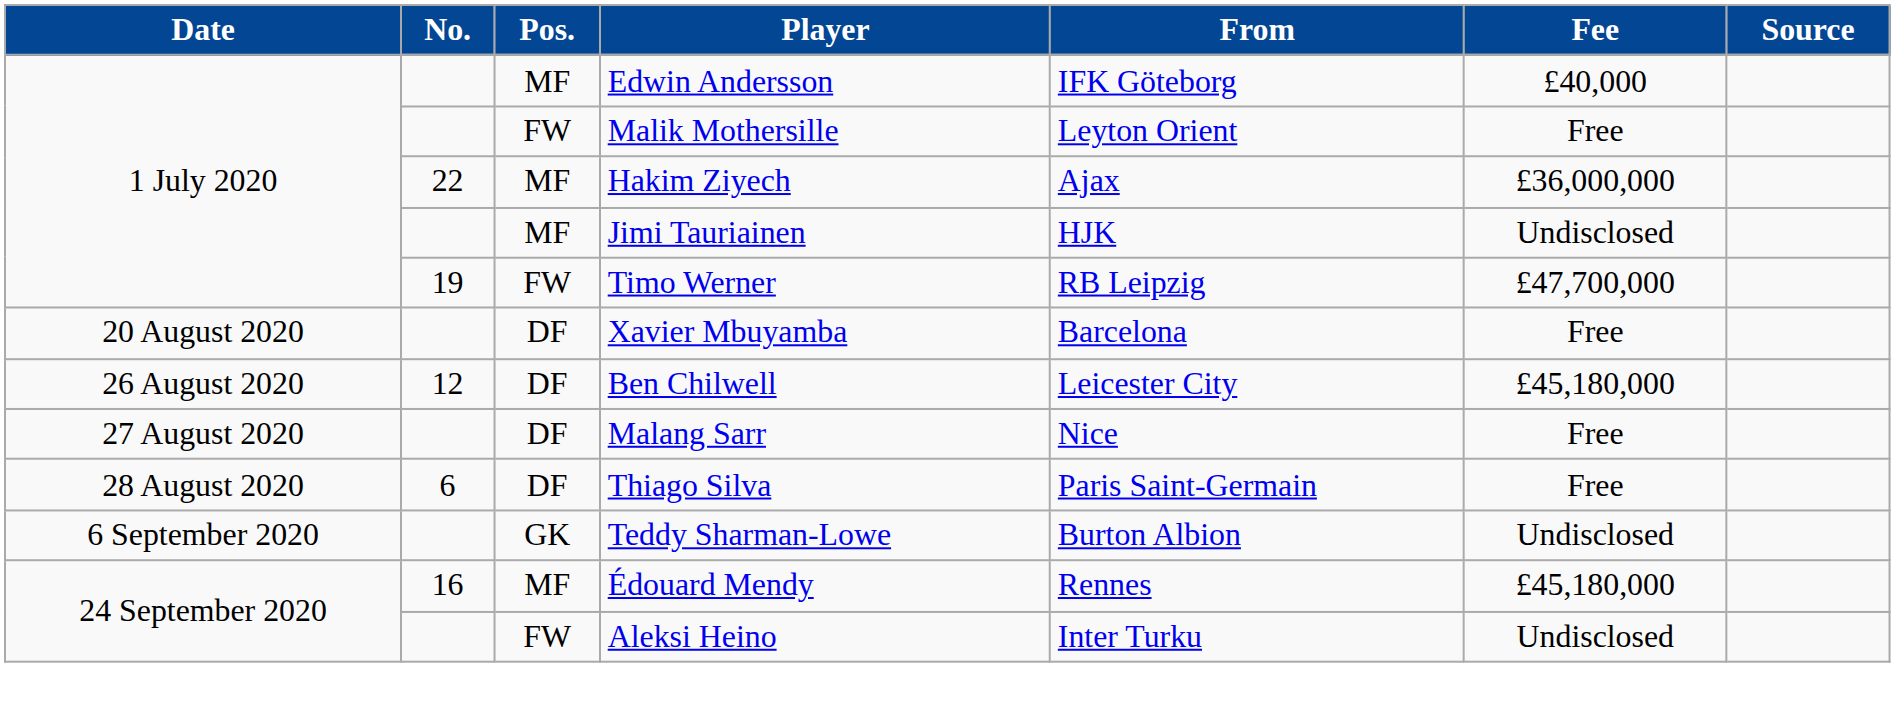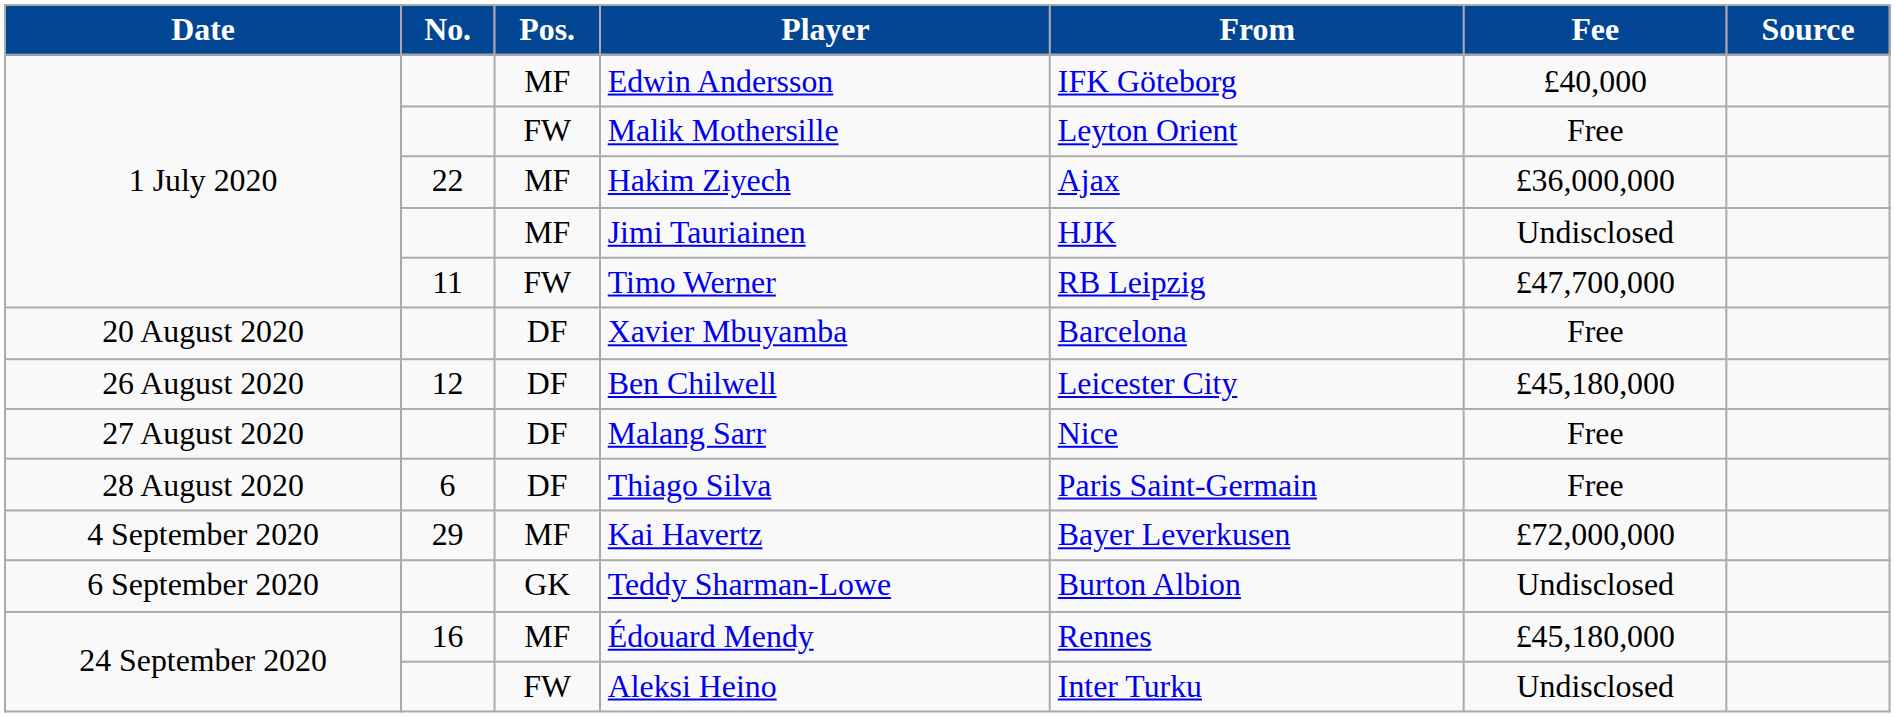(448, 282) 19 -> (448, 282) 11
+ row: (685, 534)
